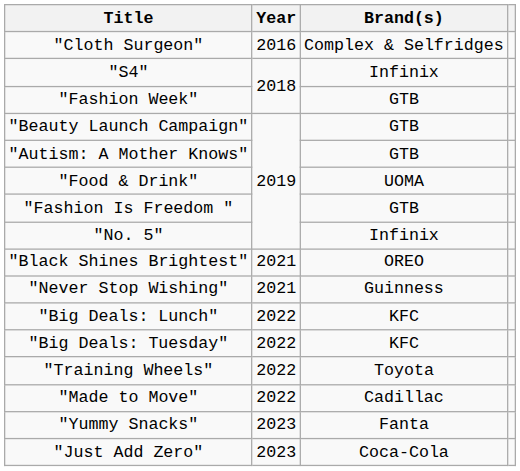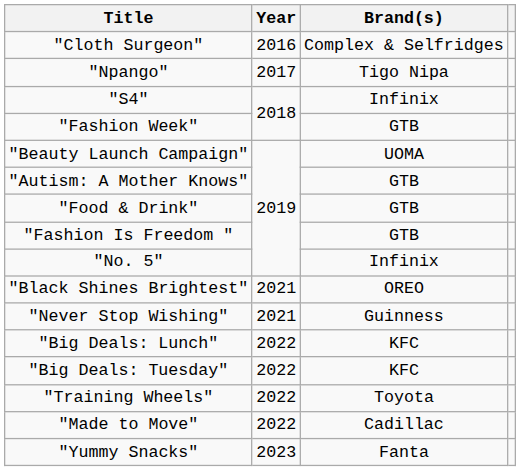+ row: (128, 72)
(404, 127) GTB -> (404, 154) UOMA
(404, 181) UOMA -> (404, 208) GTB
- row: (128, 452)
